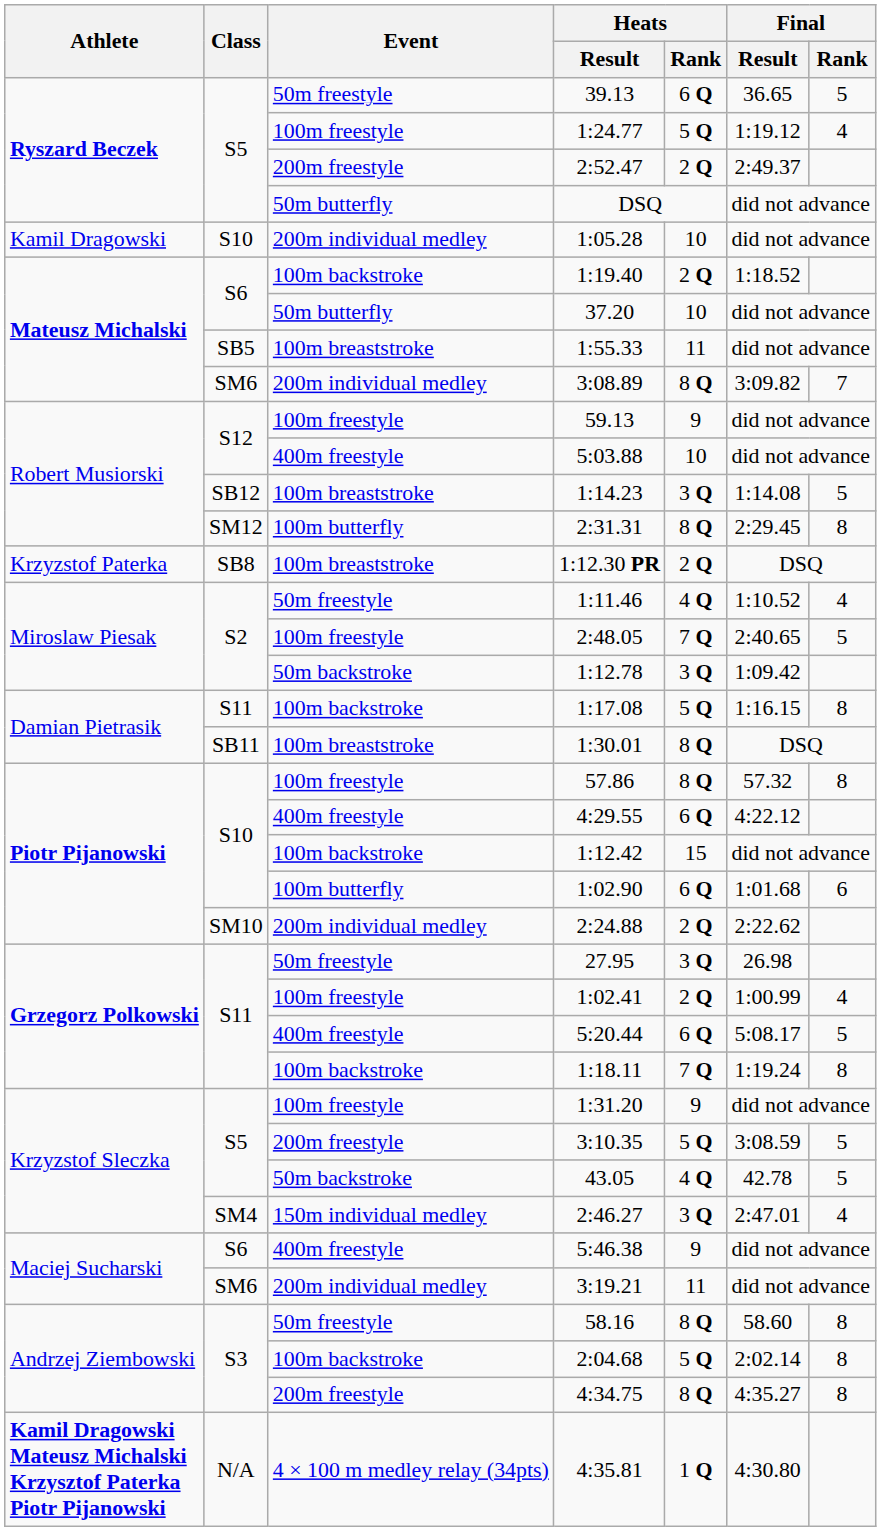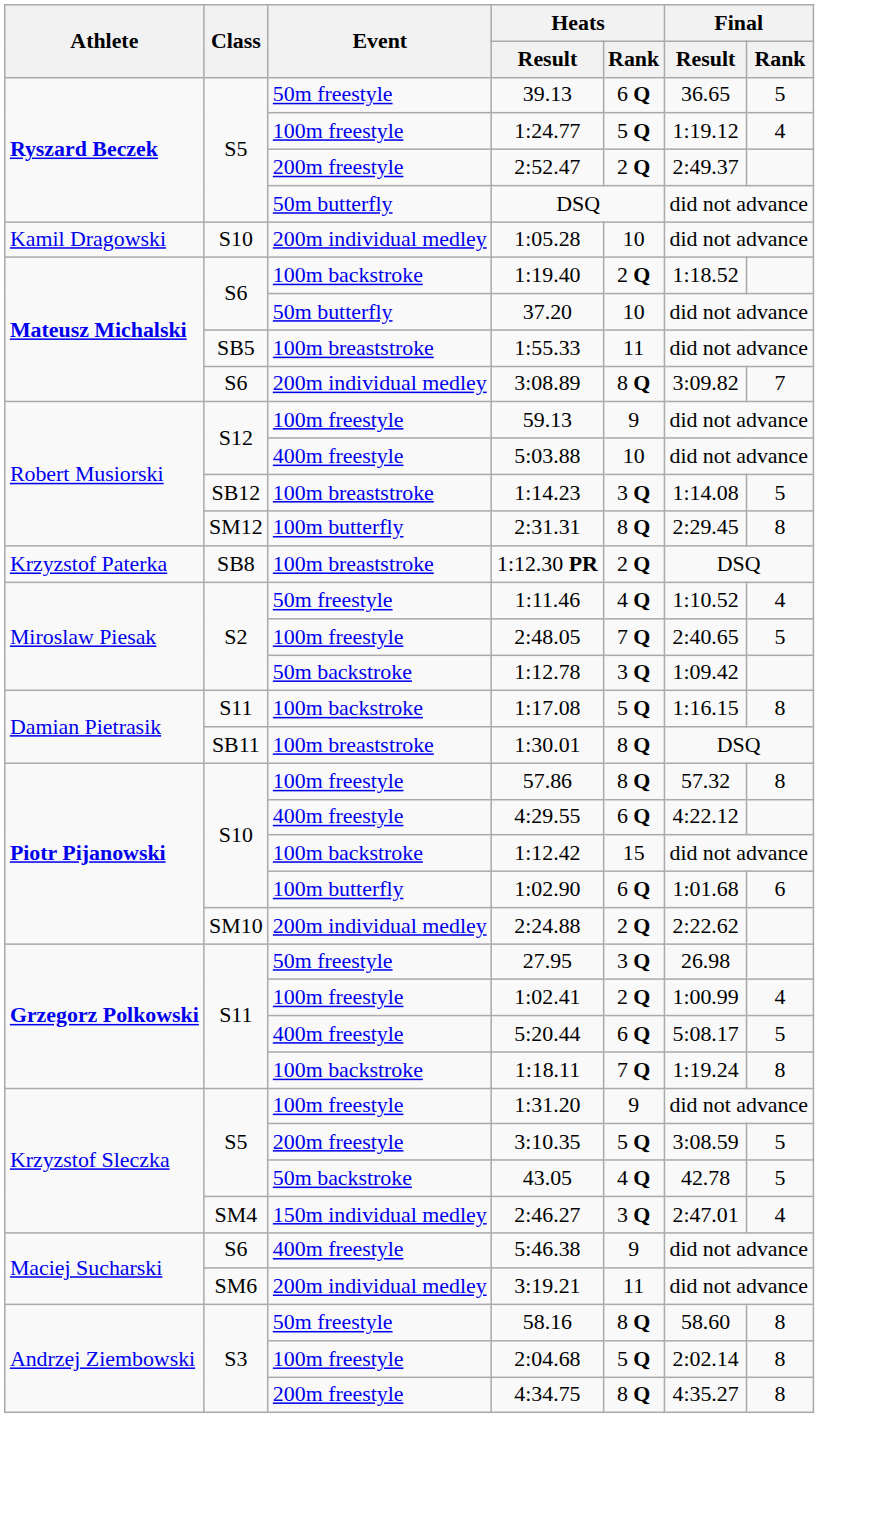(236, 383) SM6 -> (236, 383) S6
(348, 1358) 100m backstroke -> (338, 1358) 100m freestyle
- row: (610, 1469)
